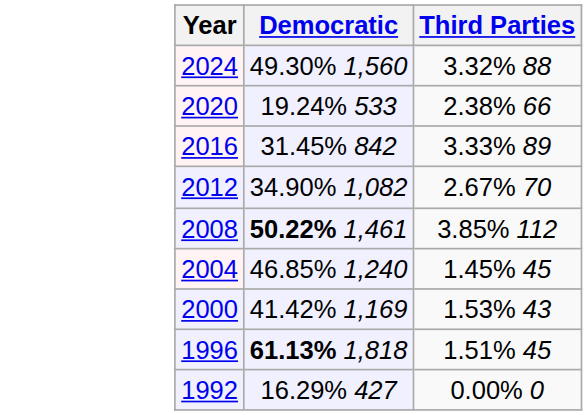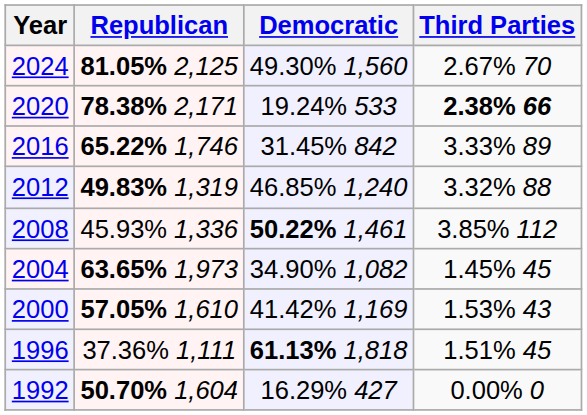+ column: (159, 26)
(497, 66) 3.32% 88 -> (497, 66) 2.67% 70
(497, 106) normal -> (497, 106) bold
(329, 187) 34.90% 1,082 -> (329, 187) 46.85% 1,240
(497, 187) 2.67% 70 -> (497, 187) 3.32% 88
(329, 268) 46.85% 1,240 -> (329, 268) 34.90% 1,082
